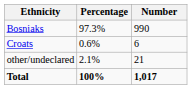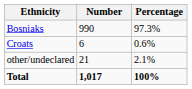columns swapped: (159, 12) <-> (104, 12)
